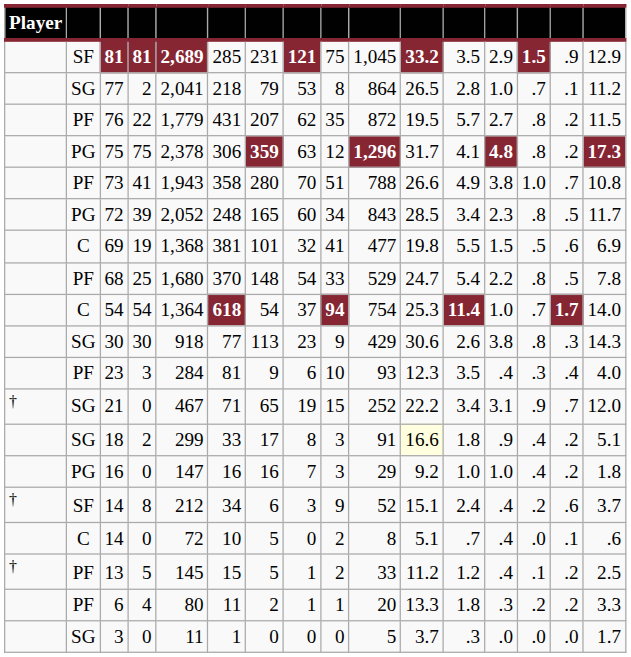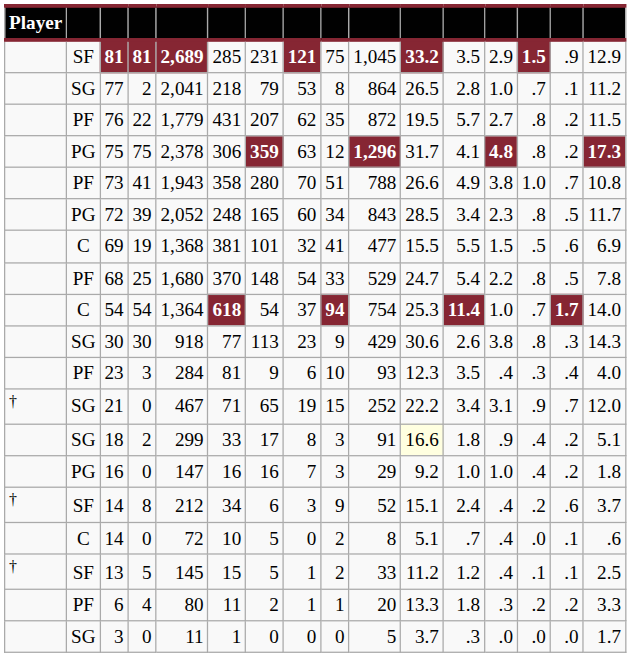(422, 246) 19.8 -> (422, 246) 15.5
(83, 572) PF -> (83, 572) SF
(571, 572) .2 -> (571, 572) .1
